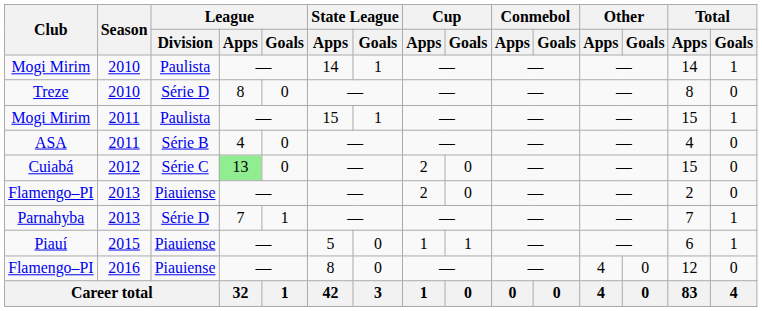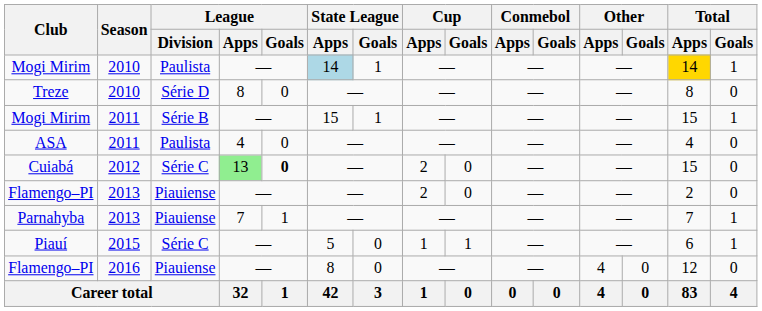(330, 67) no background -> (330, 67) lightblue background
(689, 67) no background -> (689, 67) gold background
(185, 117) Paulista -> (185, 117) Série B
(185, 142) Série B -> (185, 142) Paulista
(285, 167) normal -> (285, 167) bold
(185, 218) Série D -> (185, 218) Piauiense
(185, 243) Piauiense -> (185, 243) Série C
